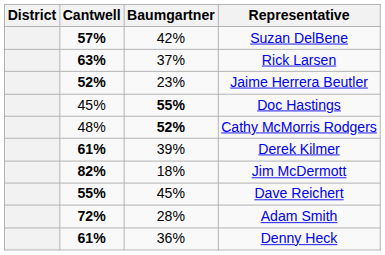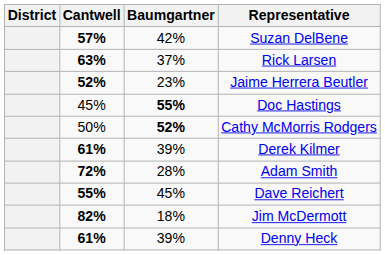(92, 127) 48% -> (92, 127) 50%
rows swapped: (299, 171) <-> (299, 216)
(171, 238) 36% -> (171, 238) 39%
